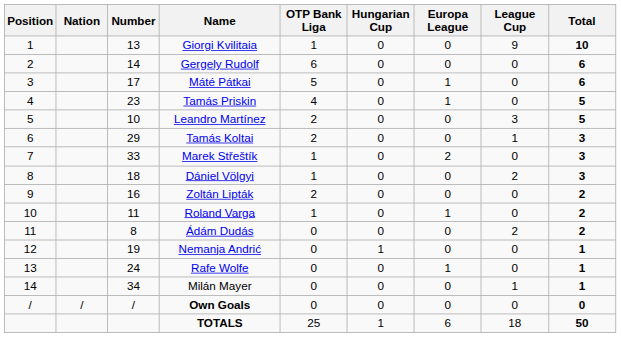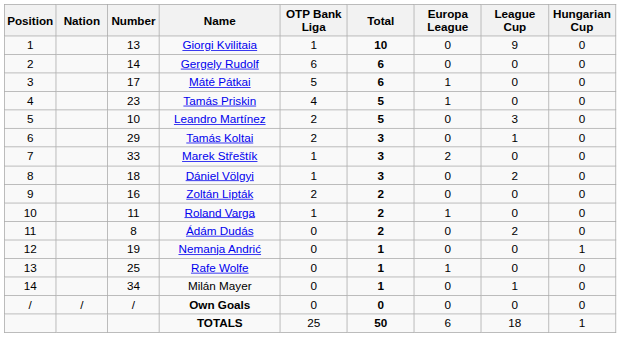columns swapped: (381, 20) <-> (582, 20)
(133, 268) 24 -> (133, 268) 25
